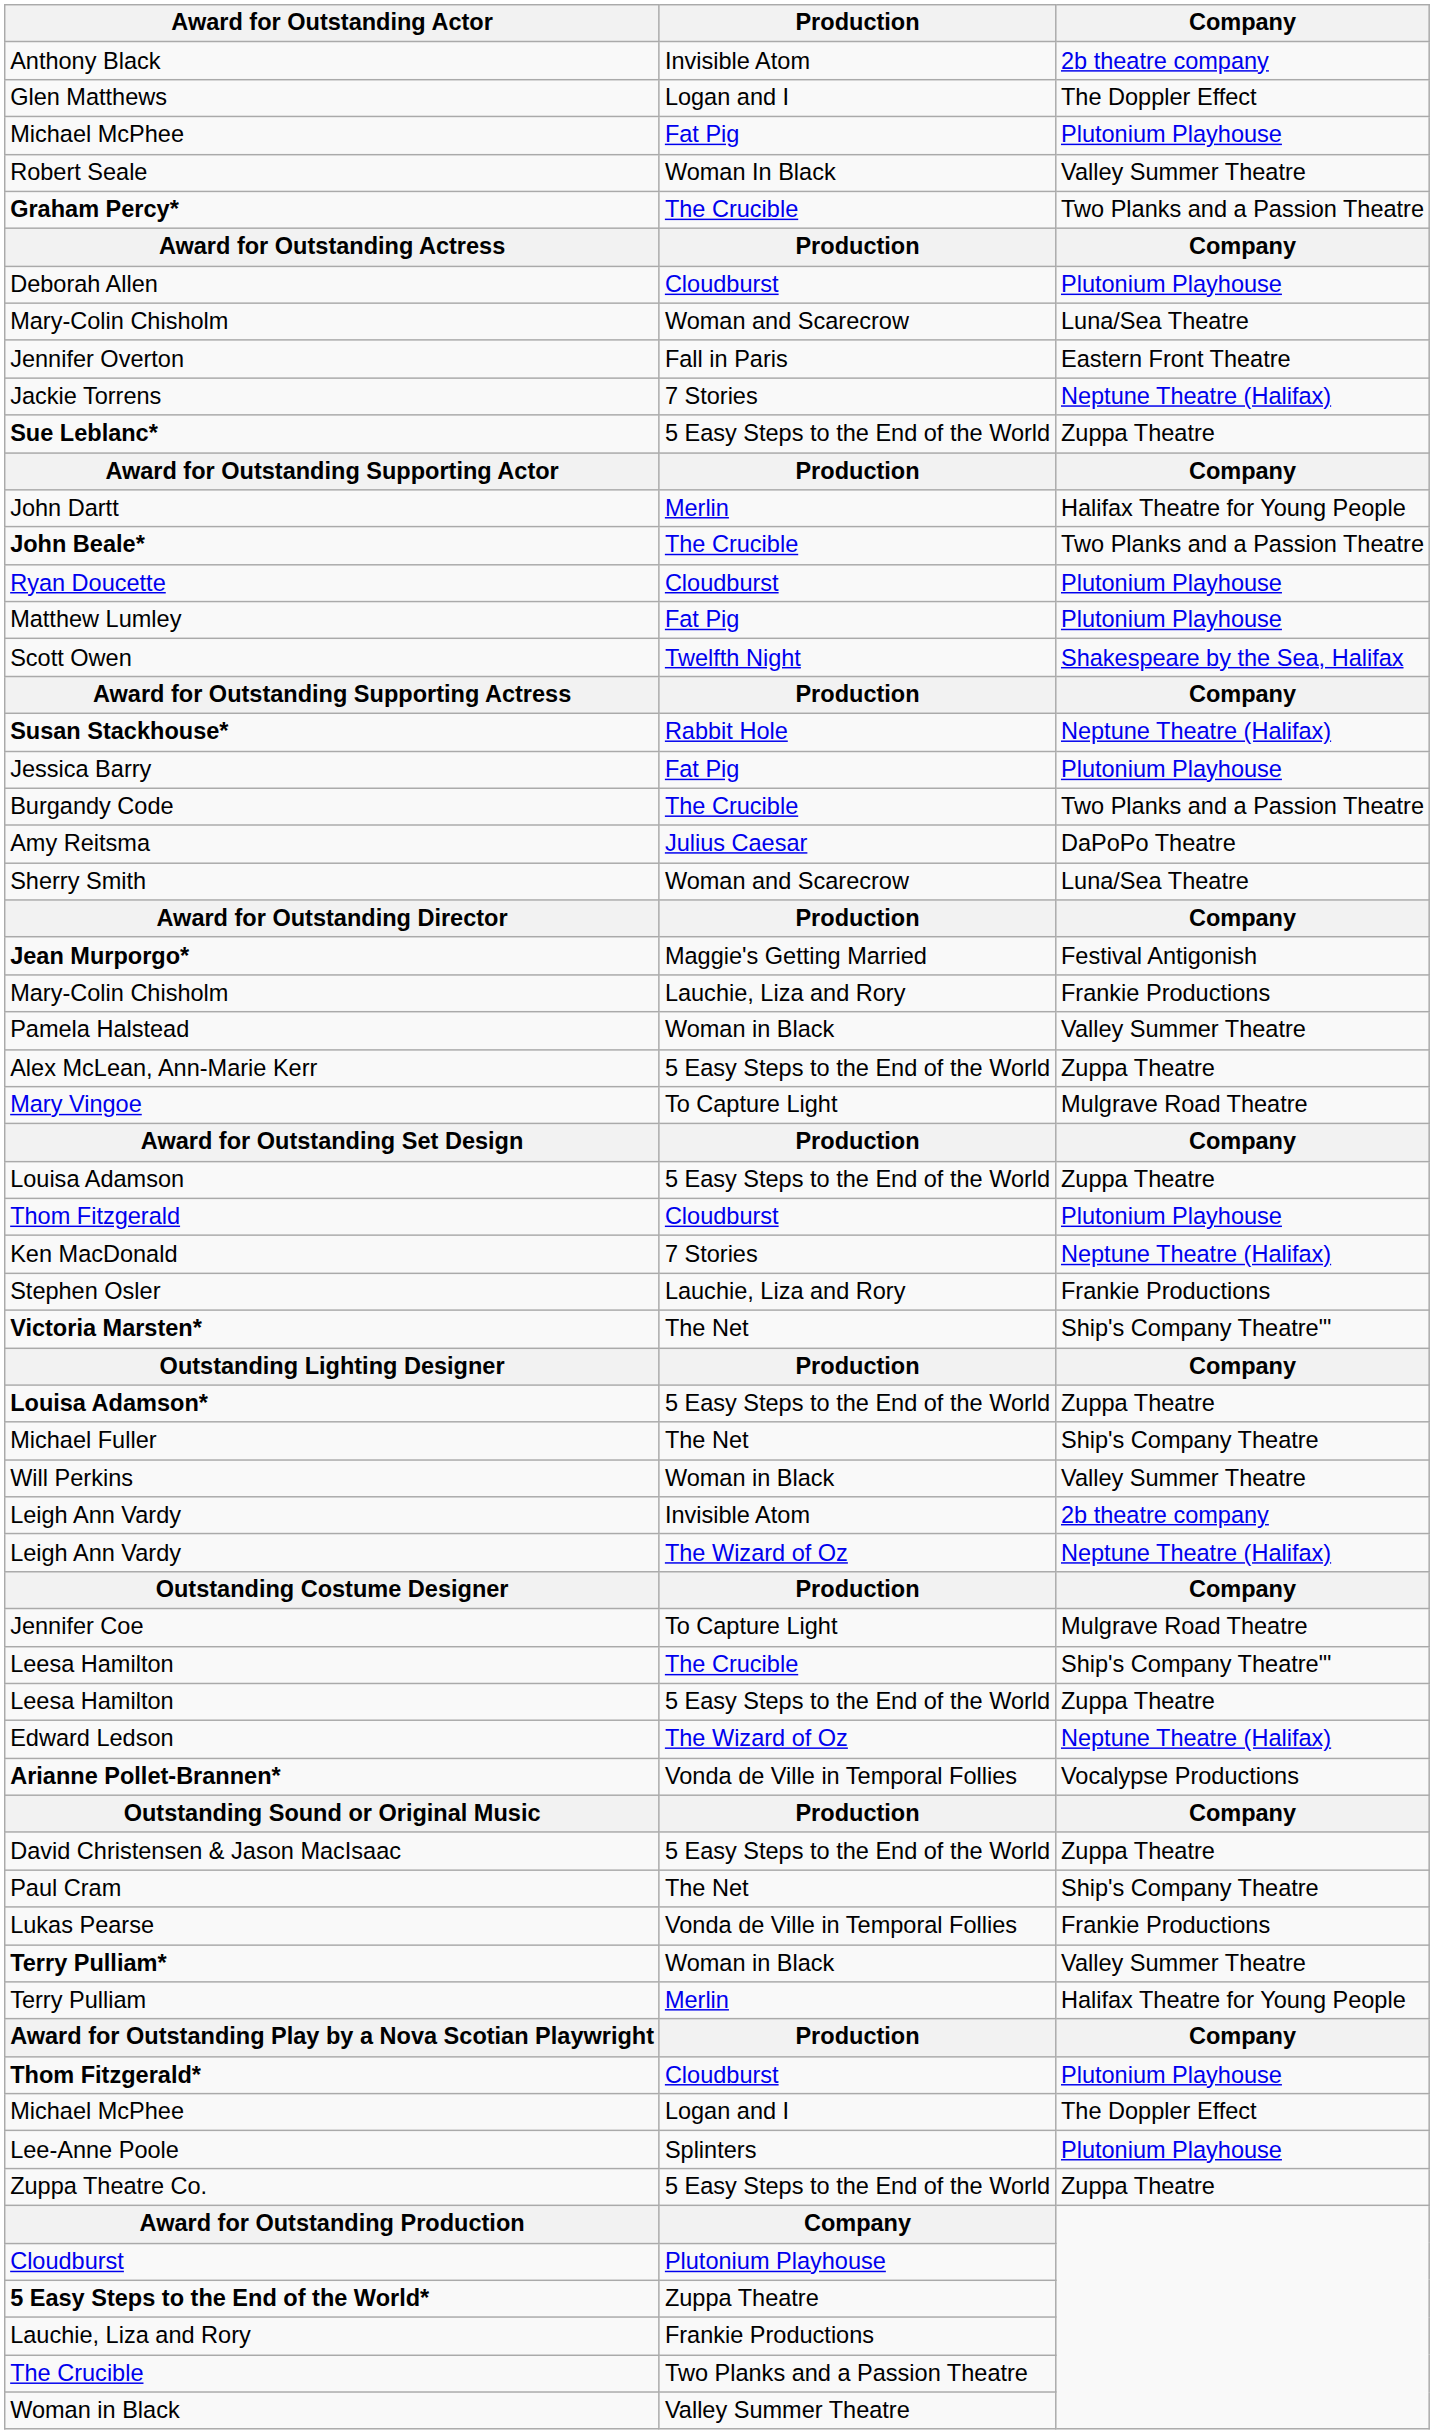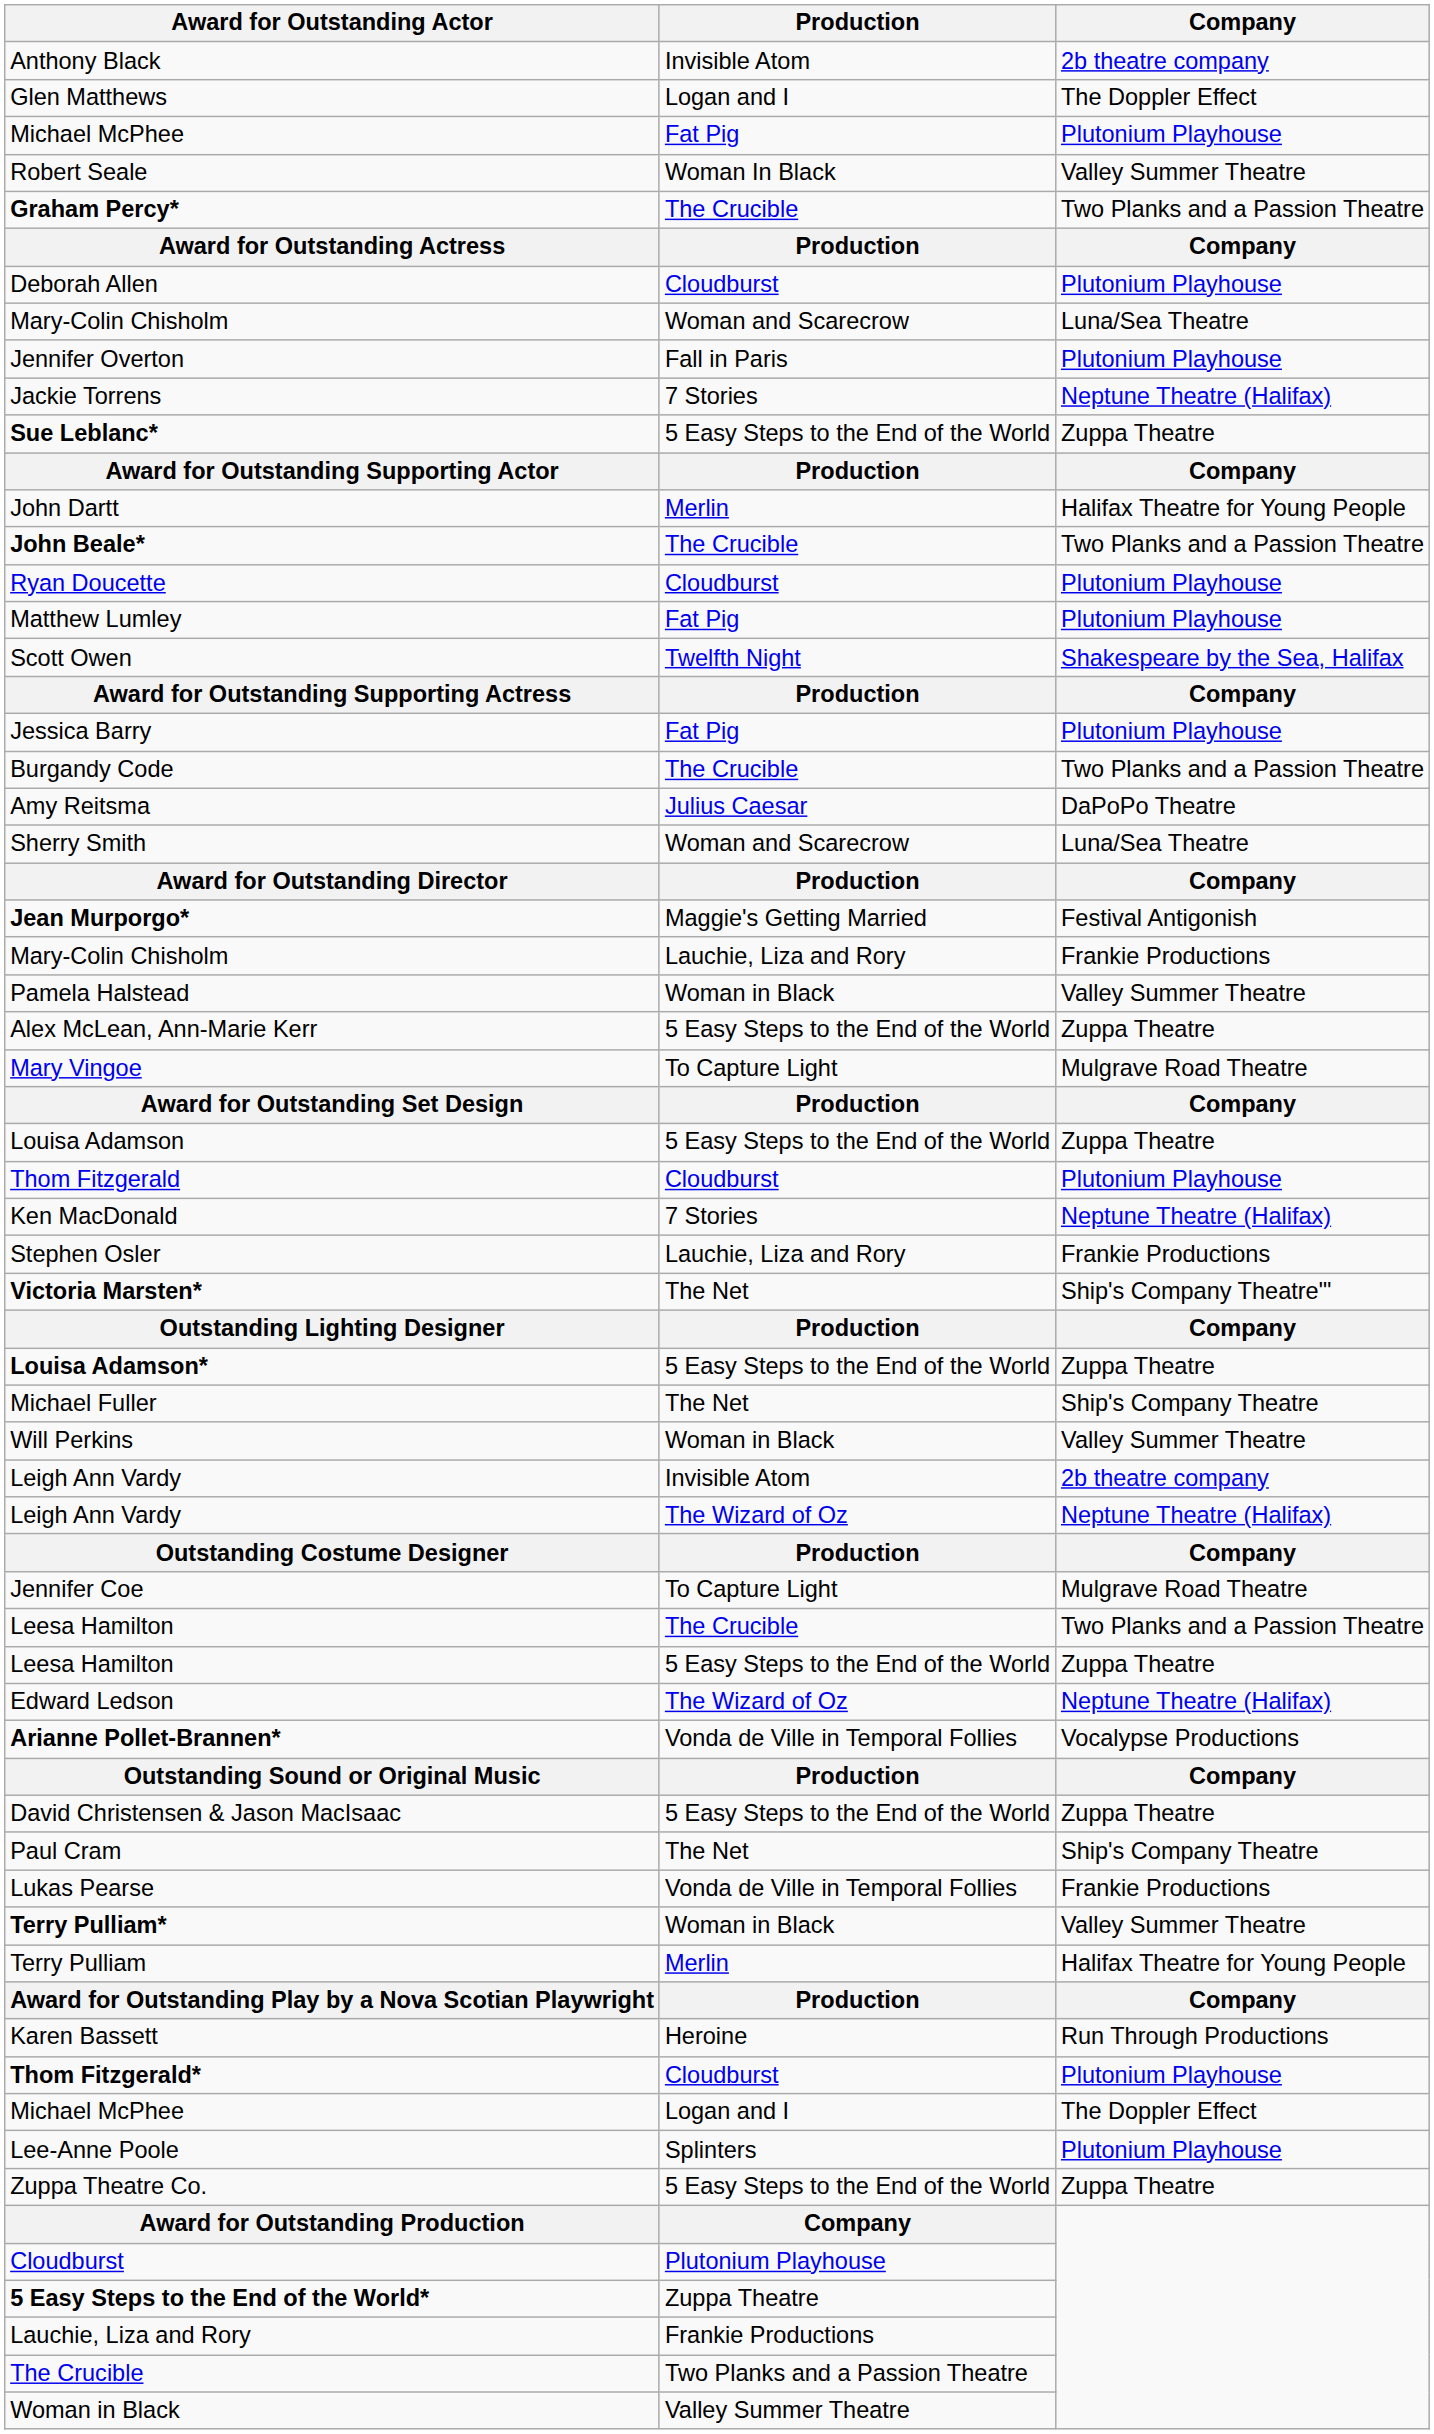(1176, 358) Eastern Front Theatre -> (1171, 358) Plutonium Playhouse
- row: (119, 731)
(1196, 1664) Ship's Company Theatre"' -> (1242, 1627) Two Planks and a Passion Theatre
+ row: (84, 2037)
